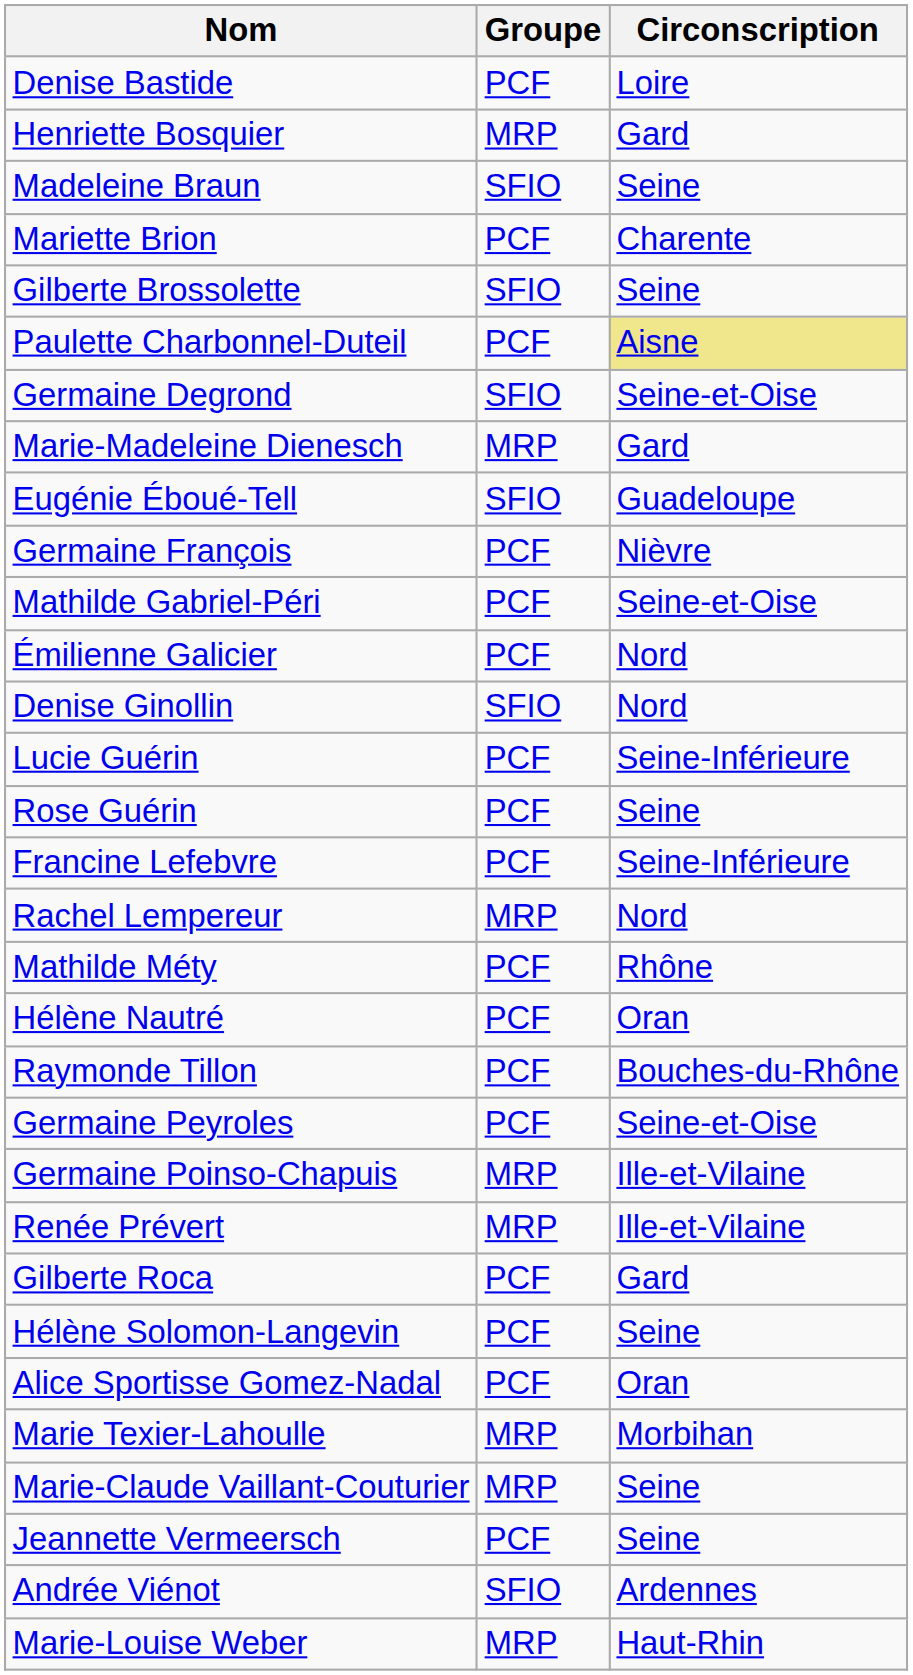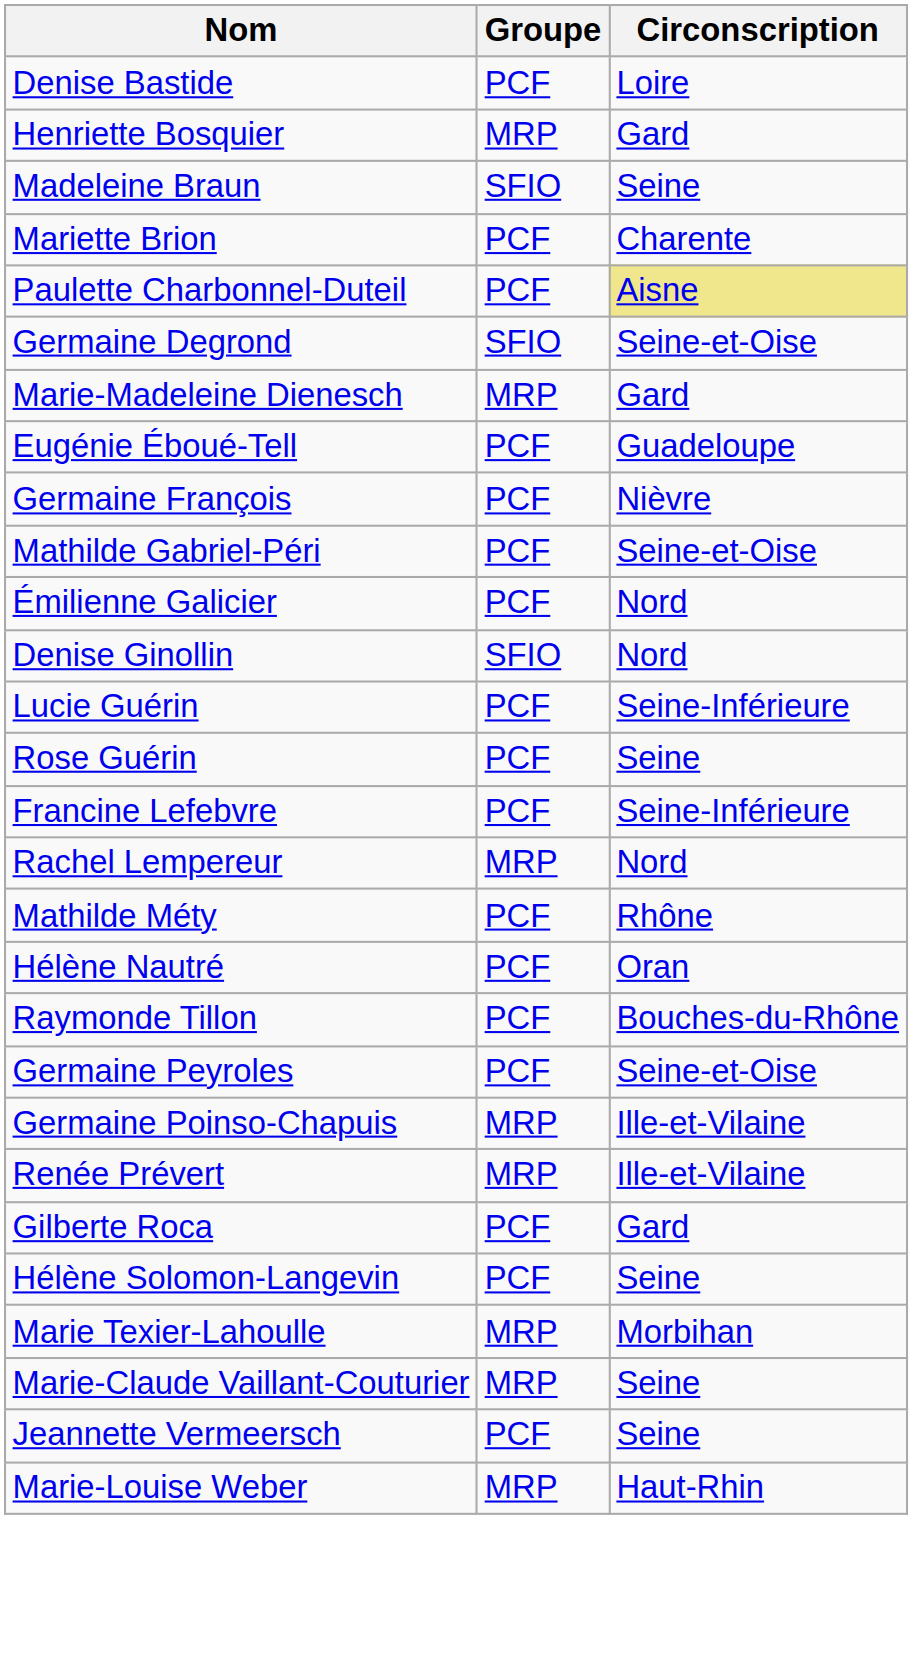- row: (157, 290)
(523, 498) SFIO -> (517, 446) PCF
- row: (227, 1382)
- row: (116, 1591)
